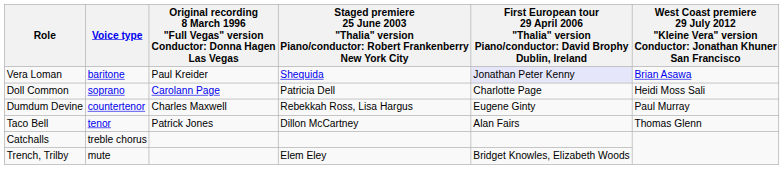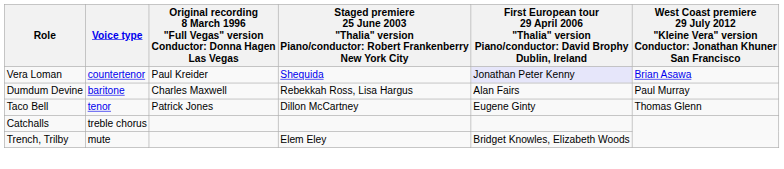(106, 74) baritone -> (116, 74) countertenor
- row: (38, 91)
(116, 107) countertenor -> (106, 91) baritone
(504, 107) Eugene Ginty -> (496, 91) Alan Fairs
(496, 123) Alan Fairs -> (504, 107) Eugene Ginty
